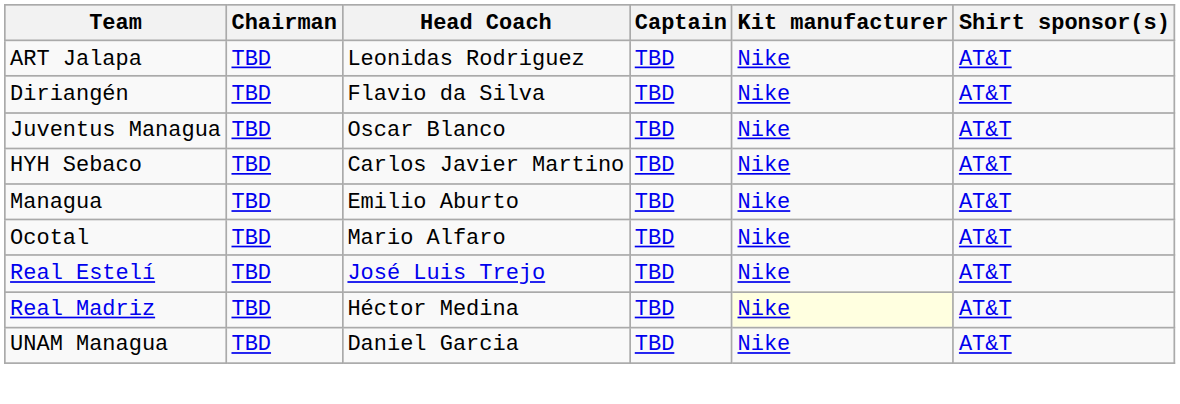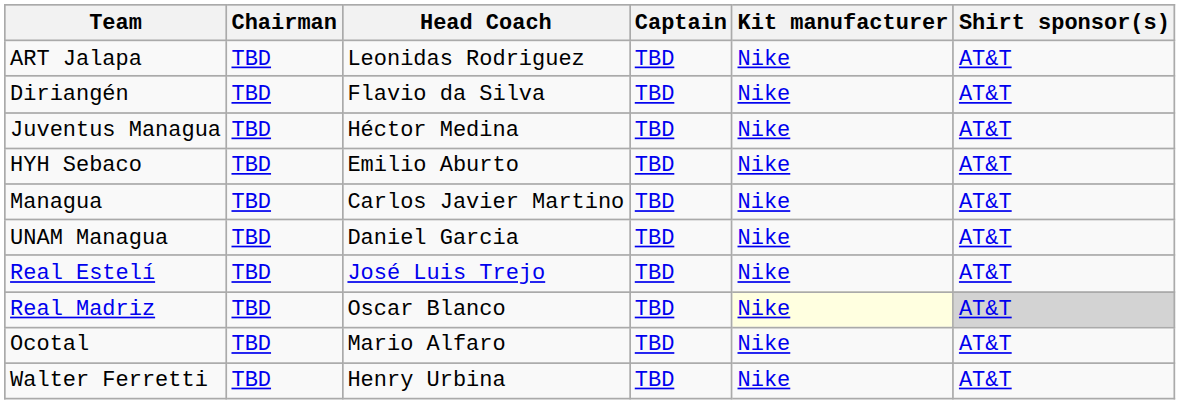(427, 130) Oscar Blanco -> (433, 130) Héctor Medina
(486, 166) Carlos Javier Martino -> (433, 166) Emilio Aburto
(433, 202) Emilio Aburto -> (486, 202) Carlos Javier Martino
rows swapped: (50, 238) <-> (89, 345)
(433, 309) Héctor Medina -> (427, 309) Oscar Blanco
(985, 309) no background -> (985, 309) lightgrey background
+ row: (109, 381)
